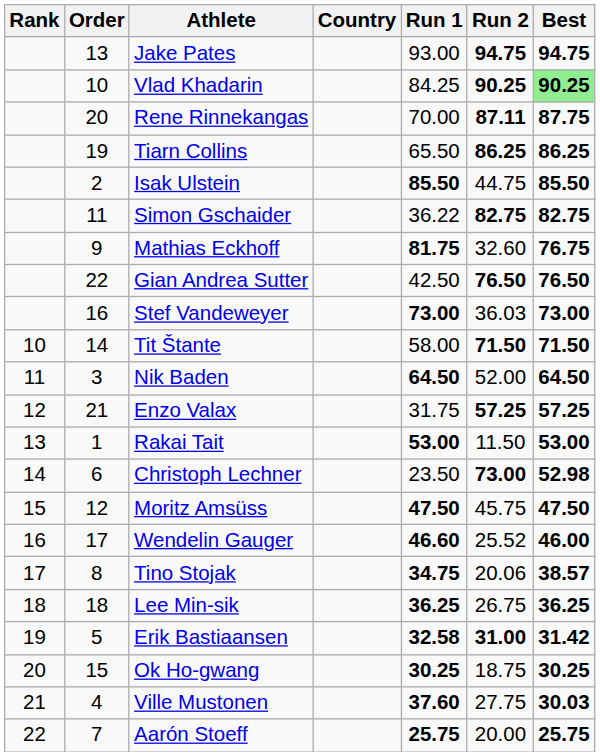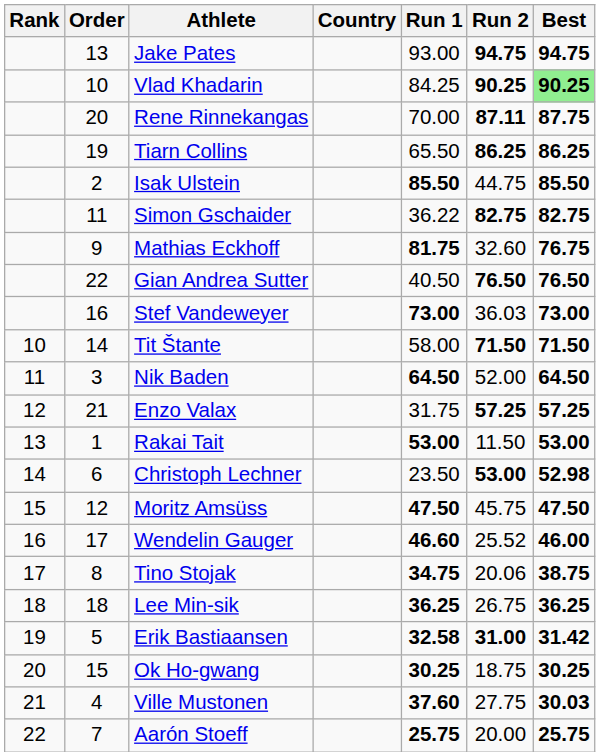(434, 280) 42.50 -> (434, 280) 40.50
(500, 475) 73.00 -> (500, 475) 53.00
(564, 572) 38.57 -> (564, 572) 38.75
